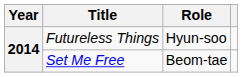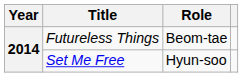(196, 38) Hyun-soo -> (197, 38) Beom-tae
(197, 60) Beom-tae -> (196, 60) Hyun-soo
